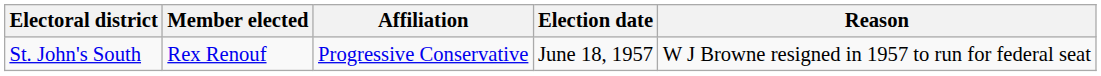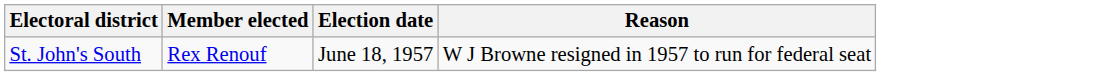- column: (423, 20)
